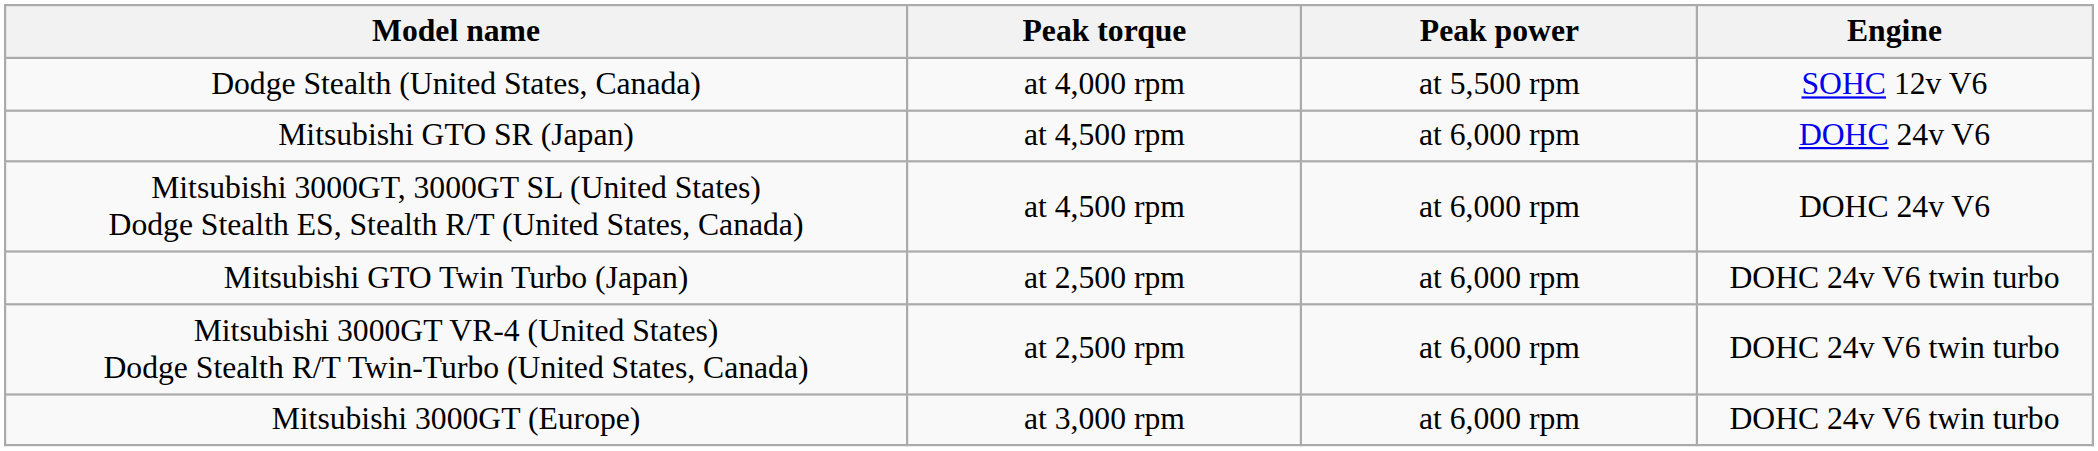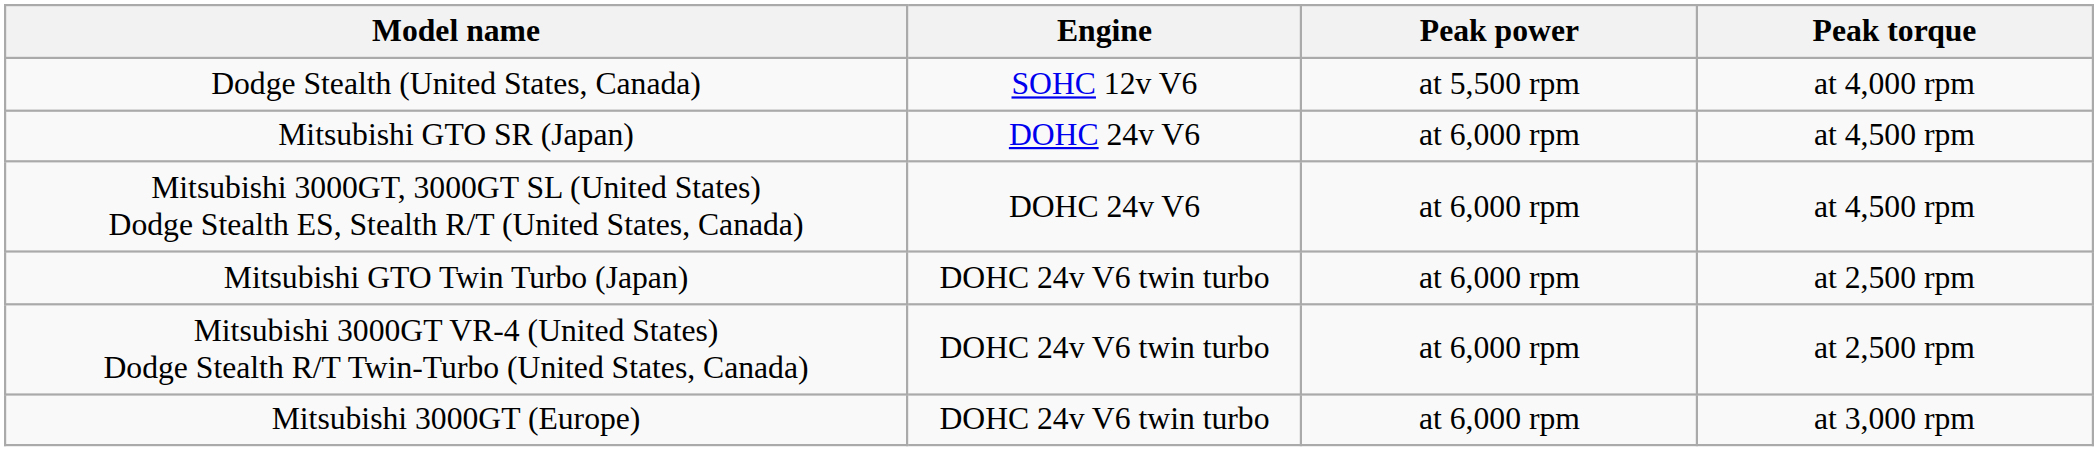columns swapped: (1894, 31) <-> (1104, 31)
